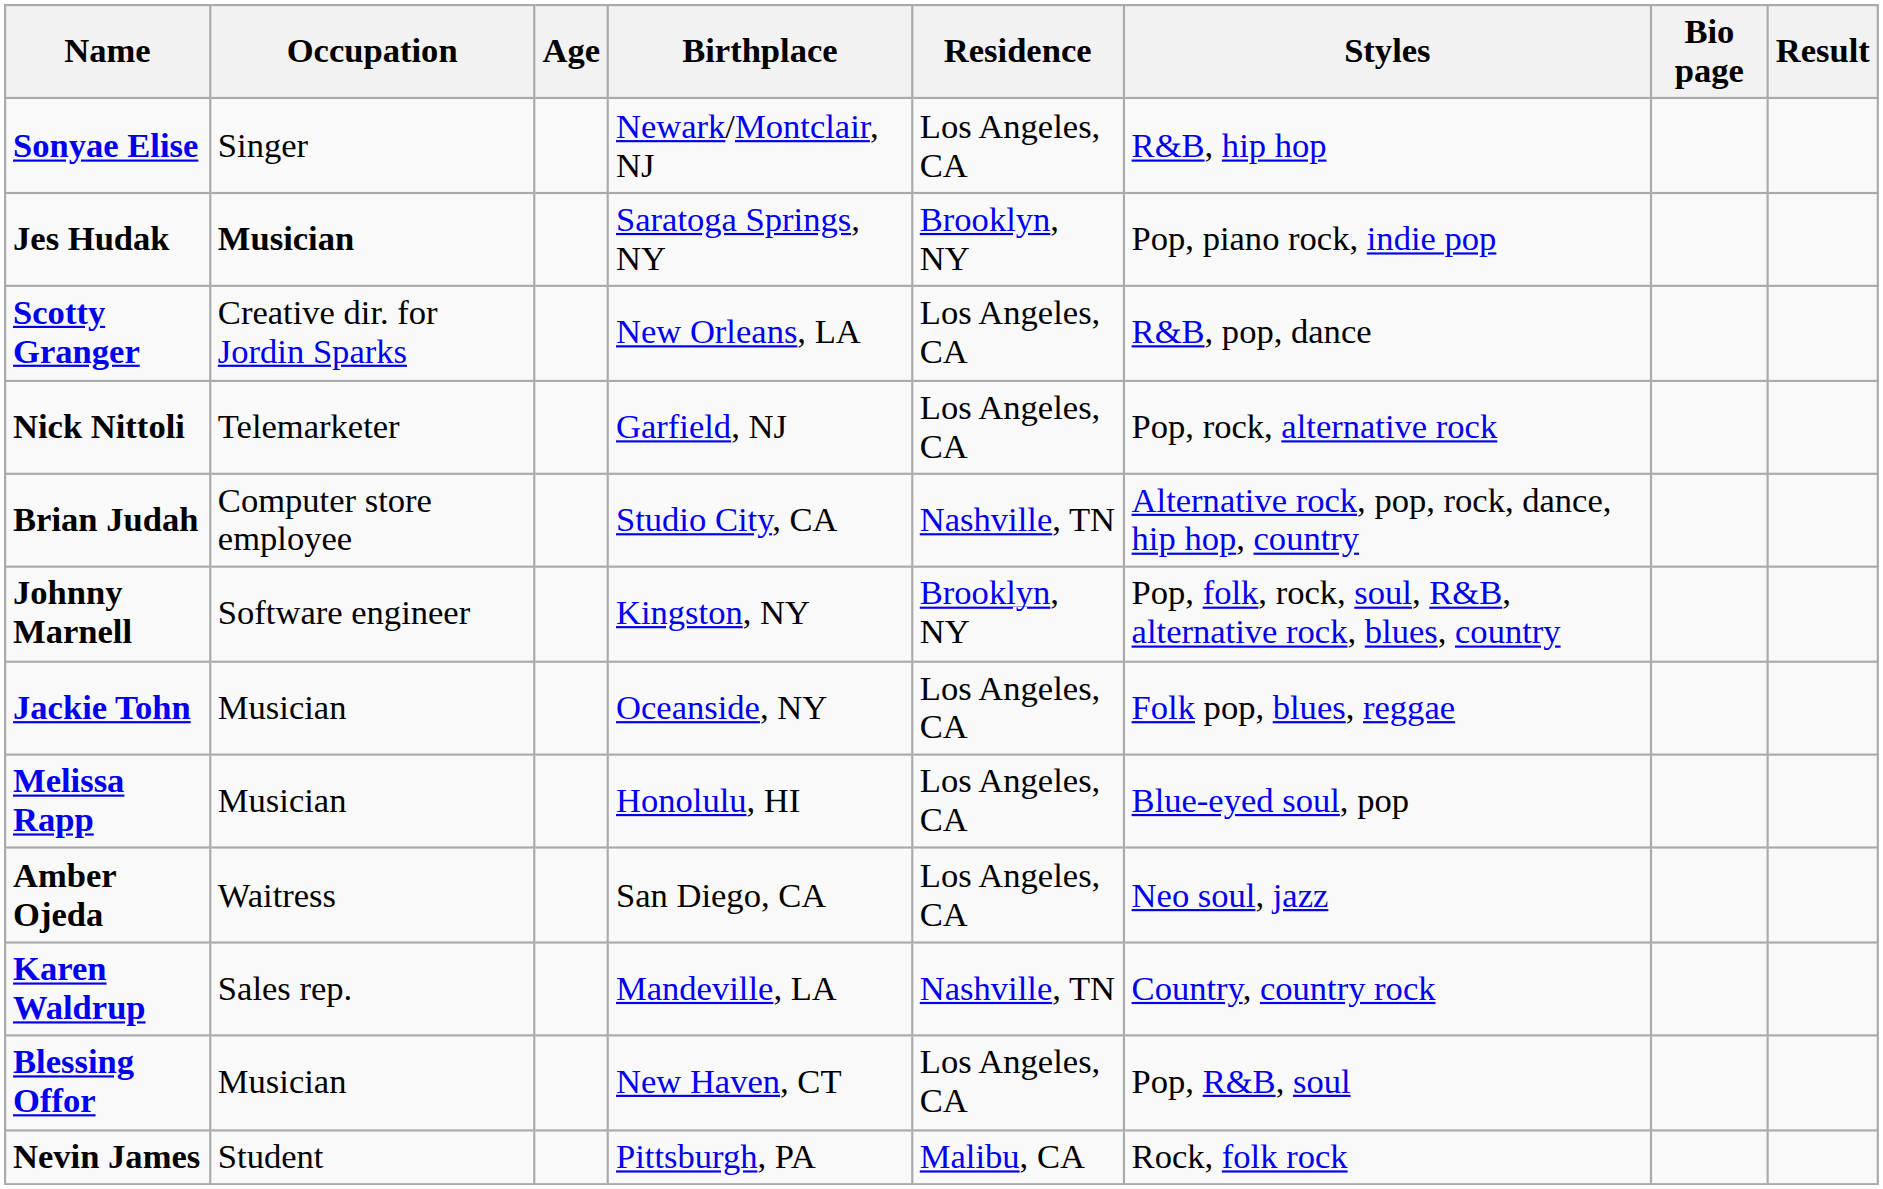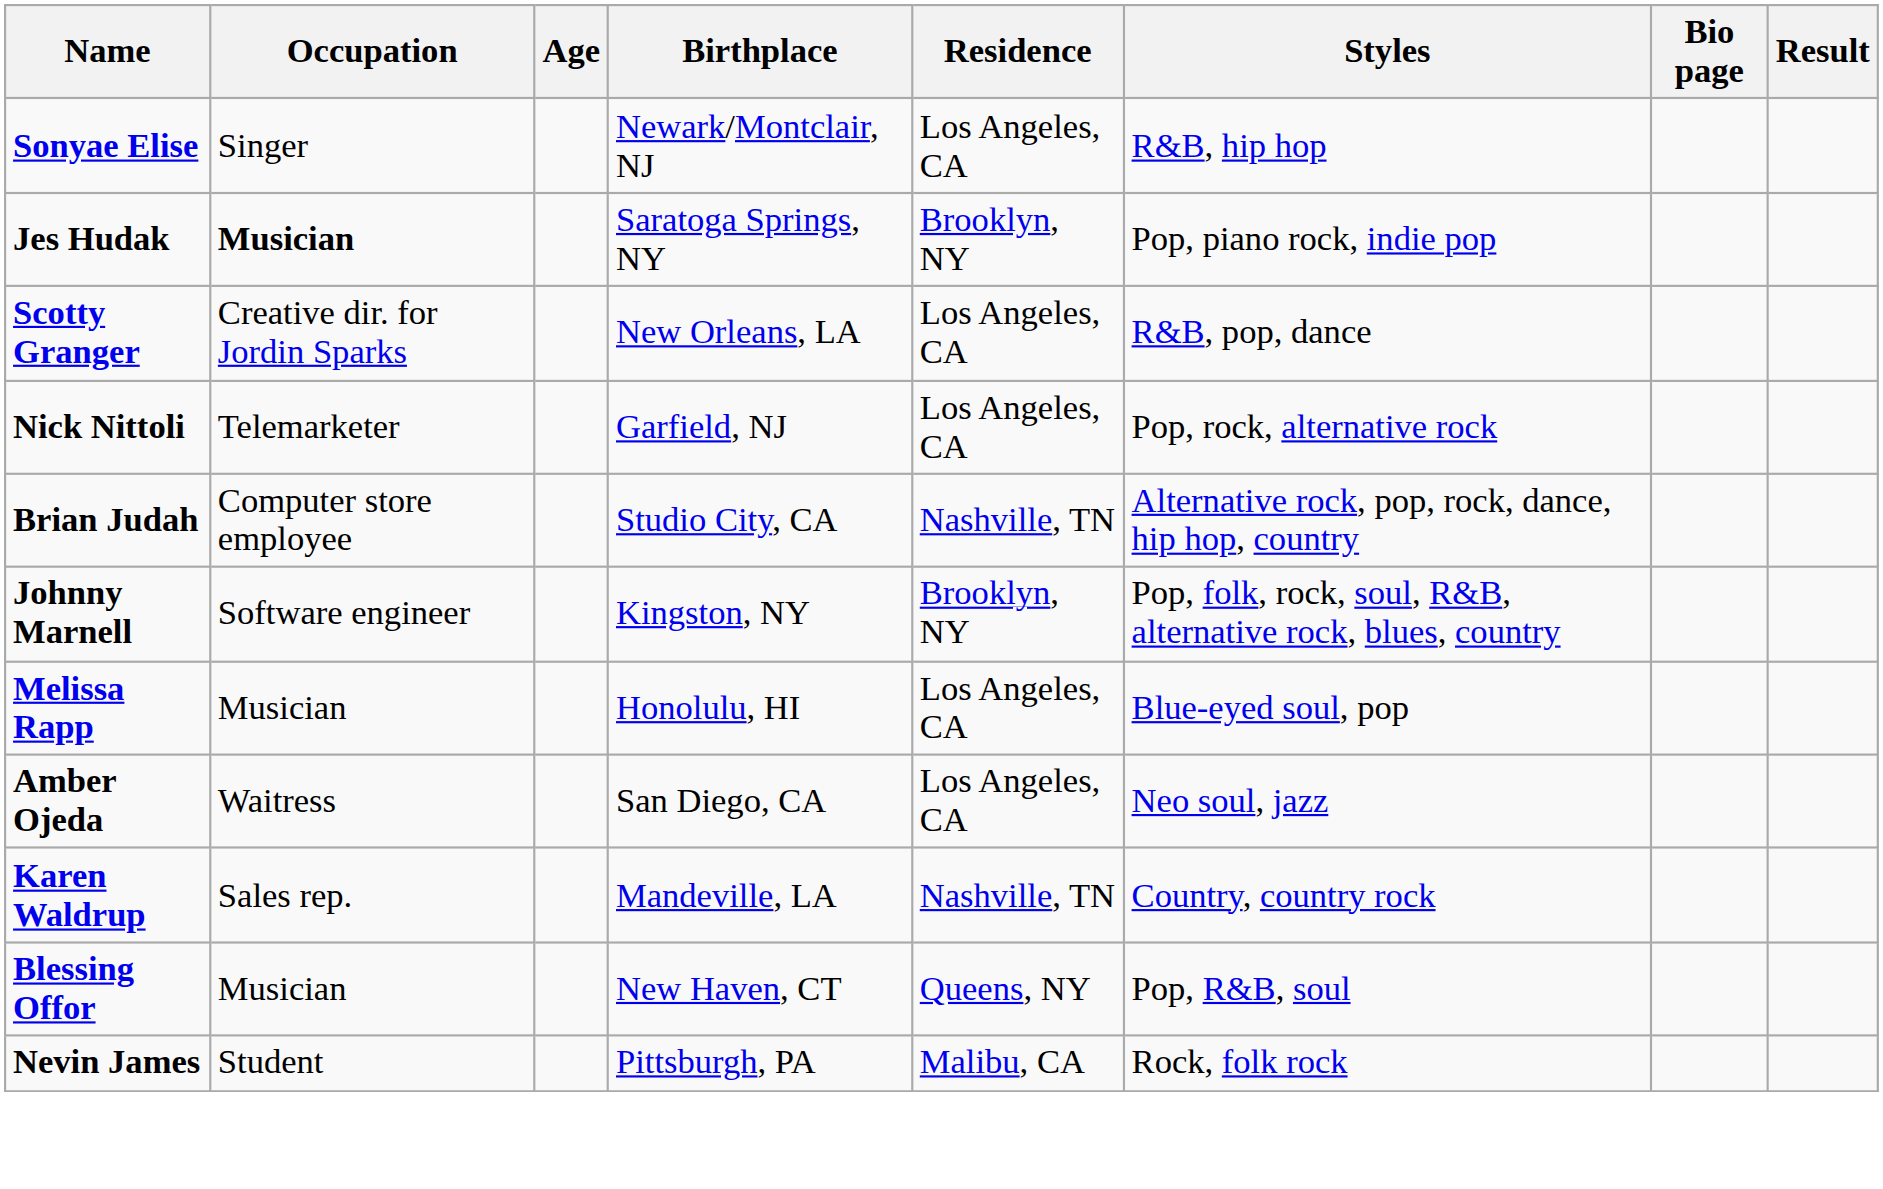- row: (102, 707)
(1010, 1081) Los Angeles, CA -> (1005, 988) Queens, NY
